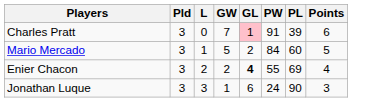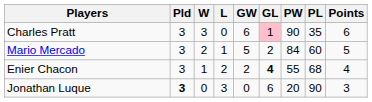+ column: (204, 13)
(227, 32) 7 -> (247, 32) 6
(273, 32) 91 -> (293, 32) 90
(295, 32) 39 -> (315, 32) 35
(295, 69) 69 -> (315, 69) 68
(182, 87) normal -> (182, 87) bold
(227, 87) 1 -> (247, 87) 0
(273, 87) 24 -> (293, 87) 20
